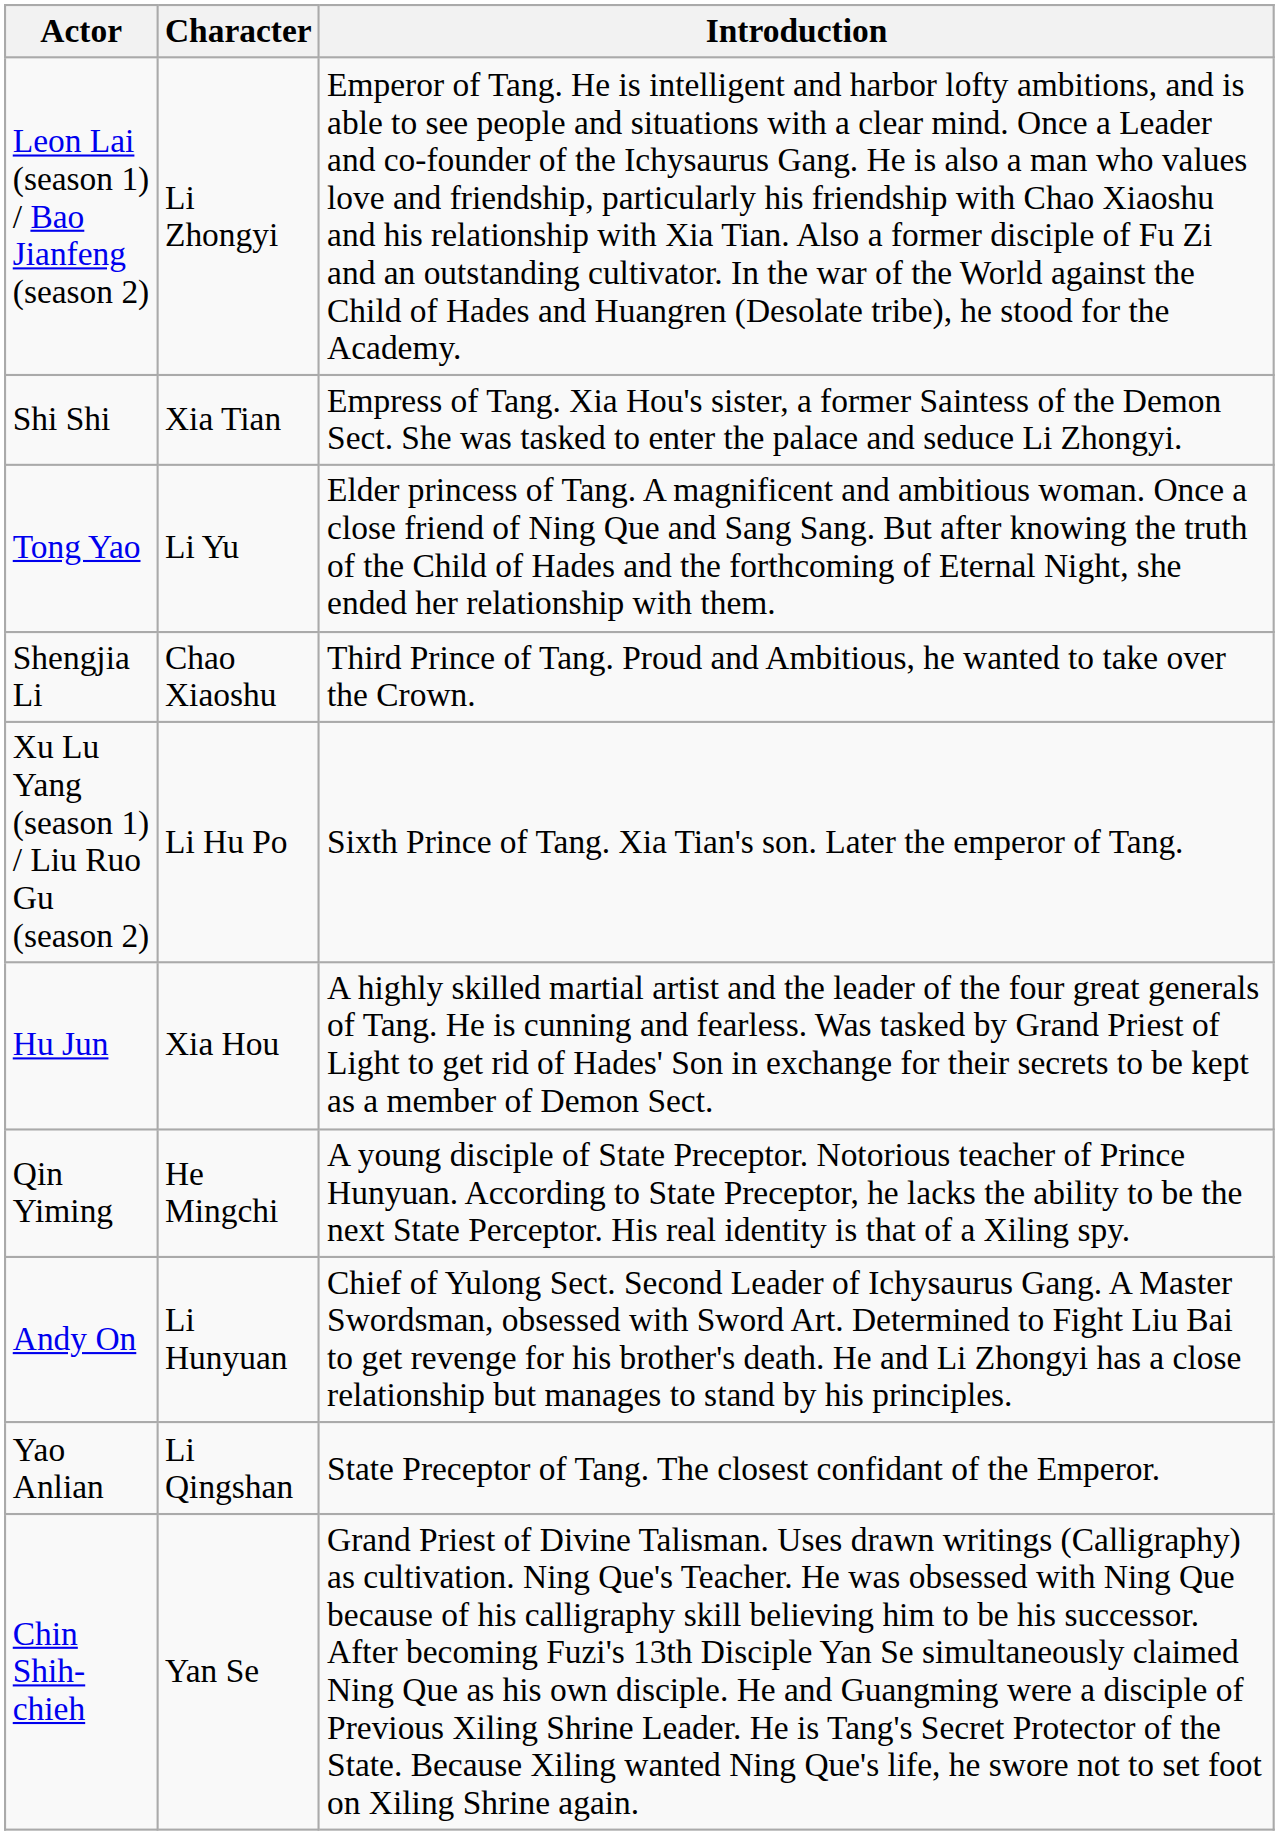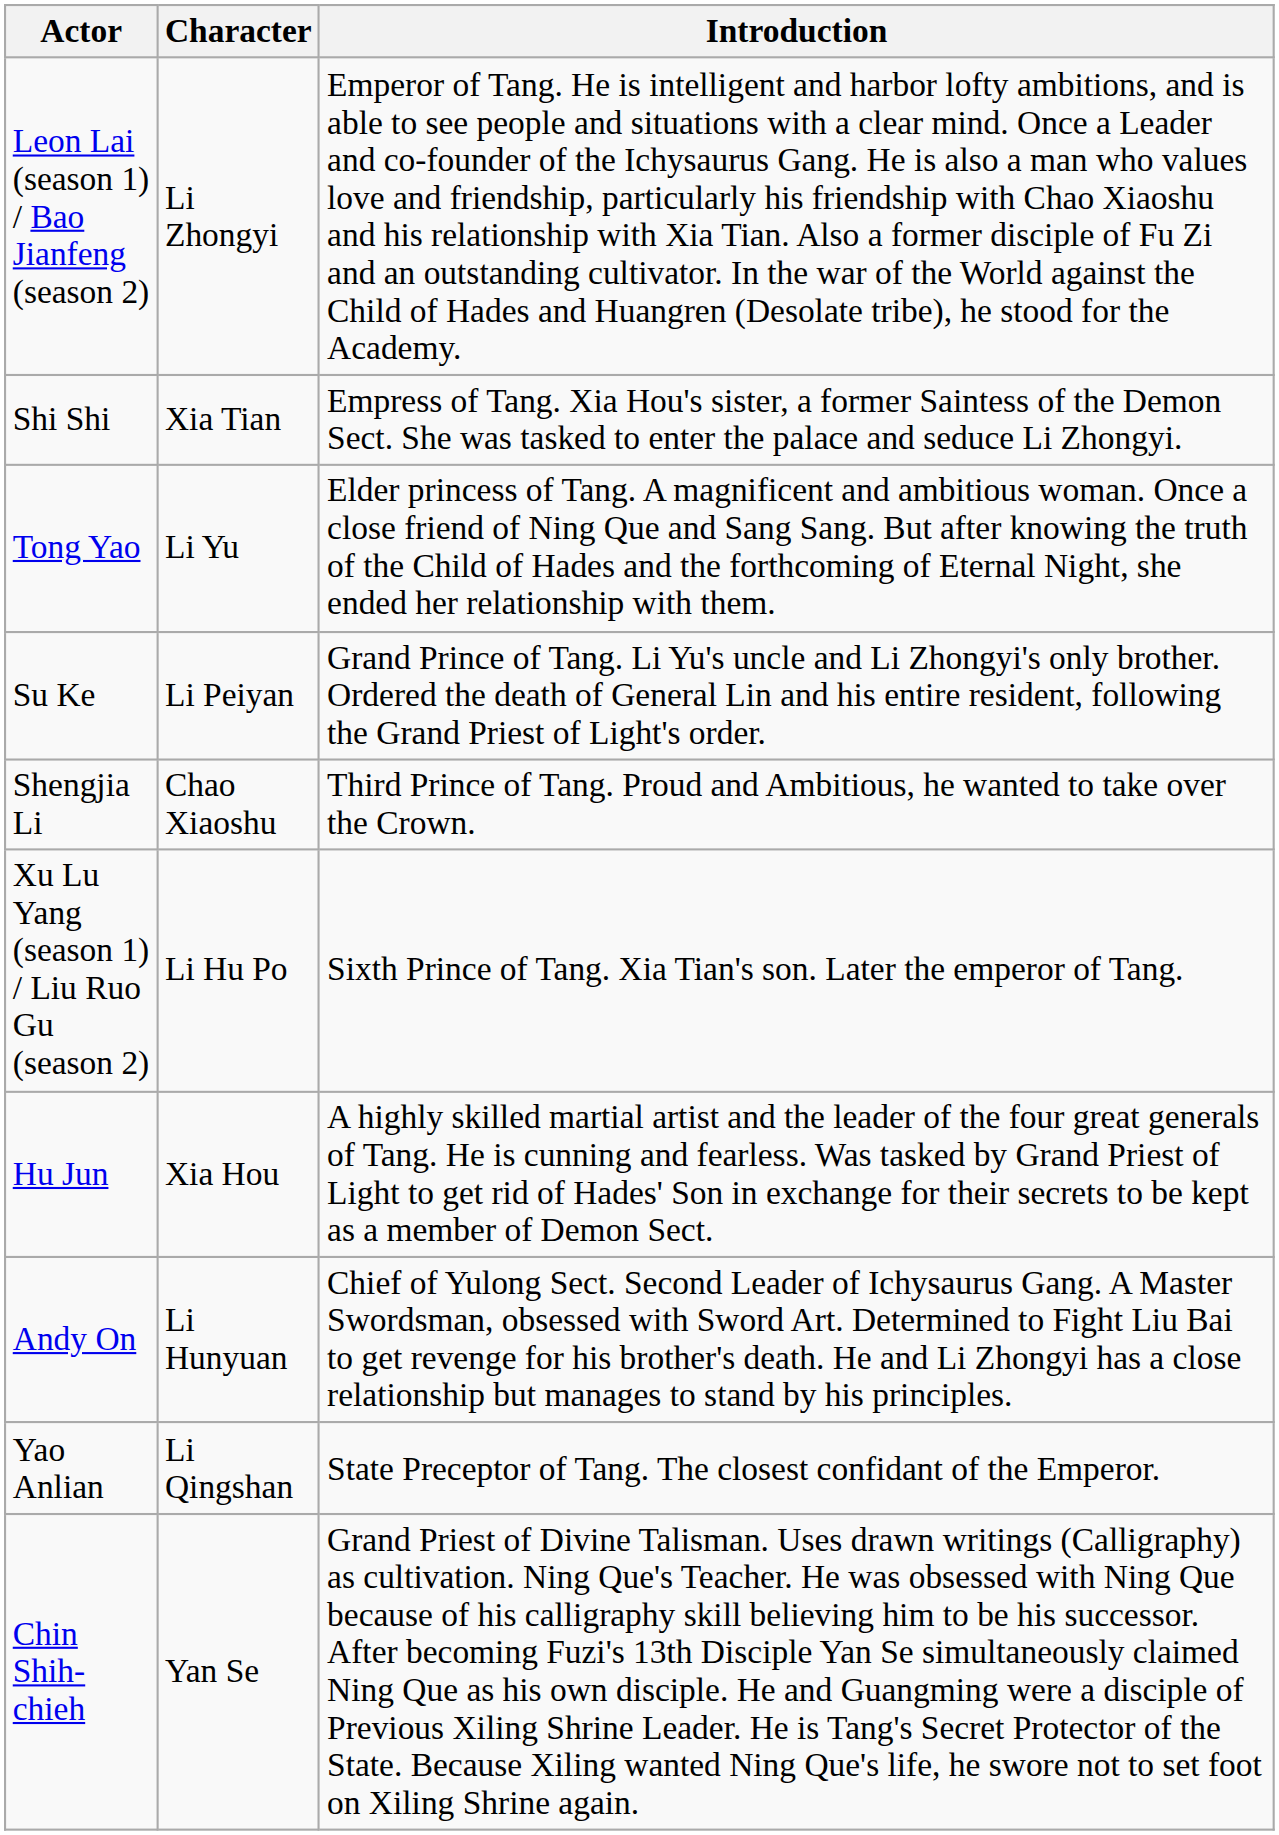+ row: (54, 694)
- row: (63, 1192)
